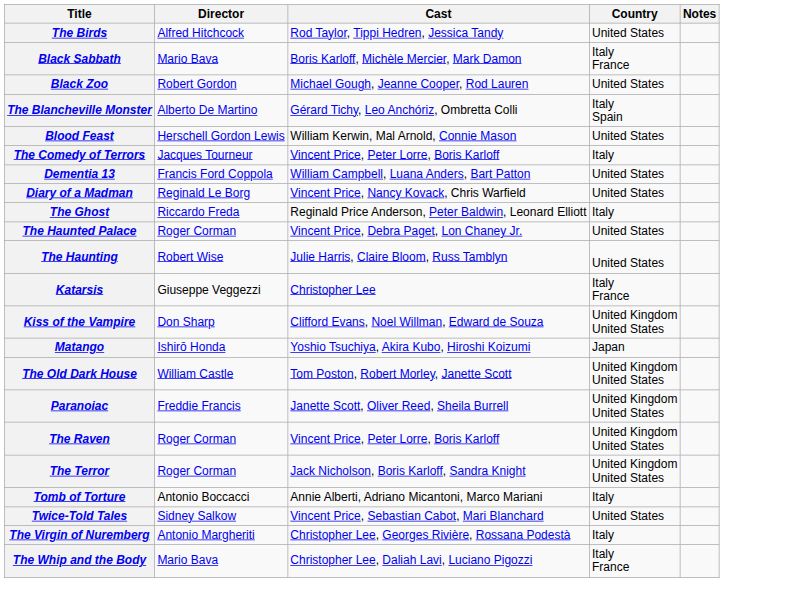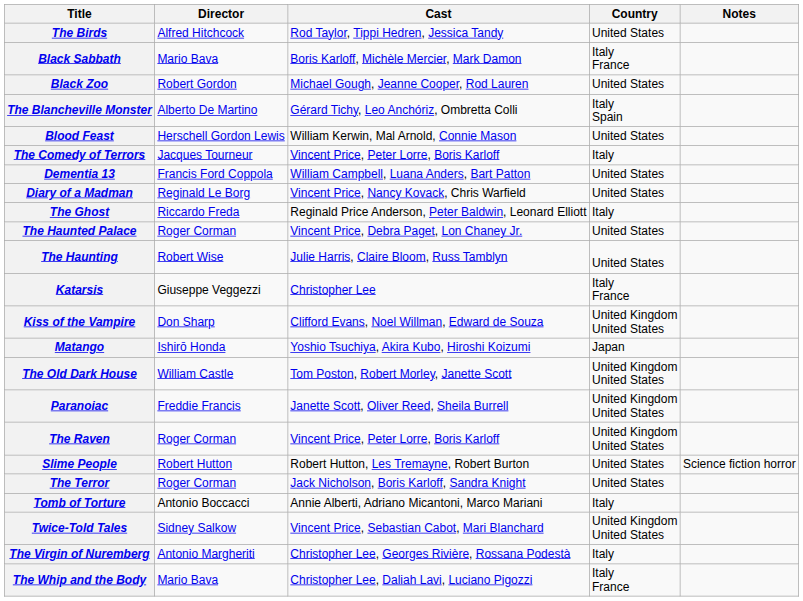+ row: (79, 464)
(635, 471) United Kingdom United States -> (628, 483) United States
(628, 516) United States -> (635, 528) United Kingdom United States
